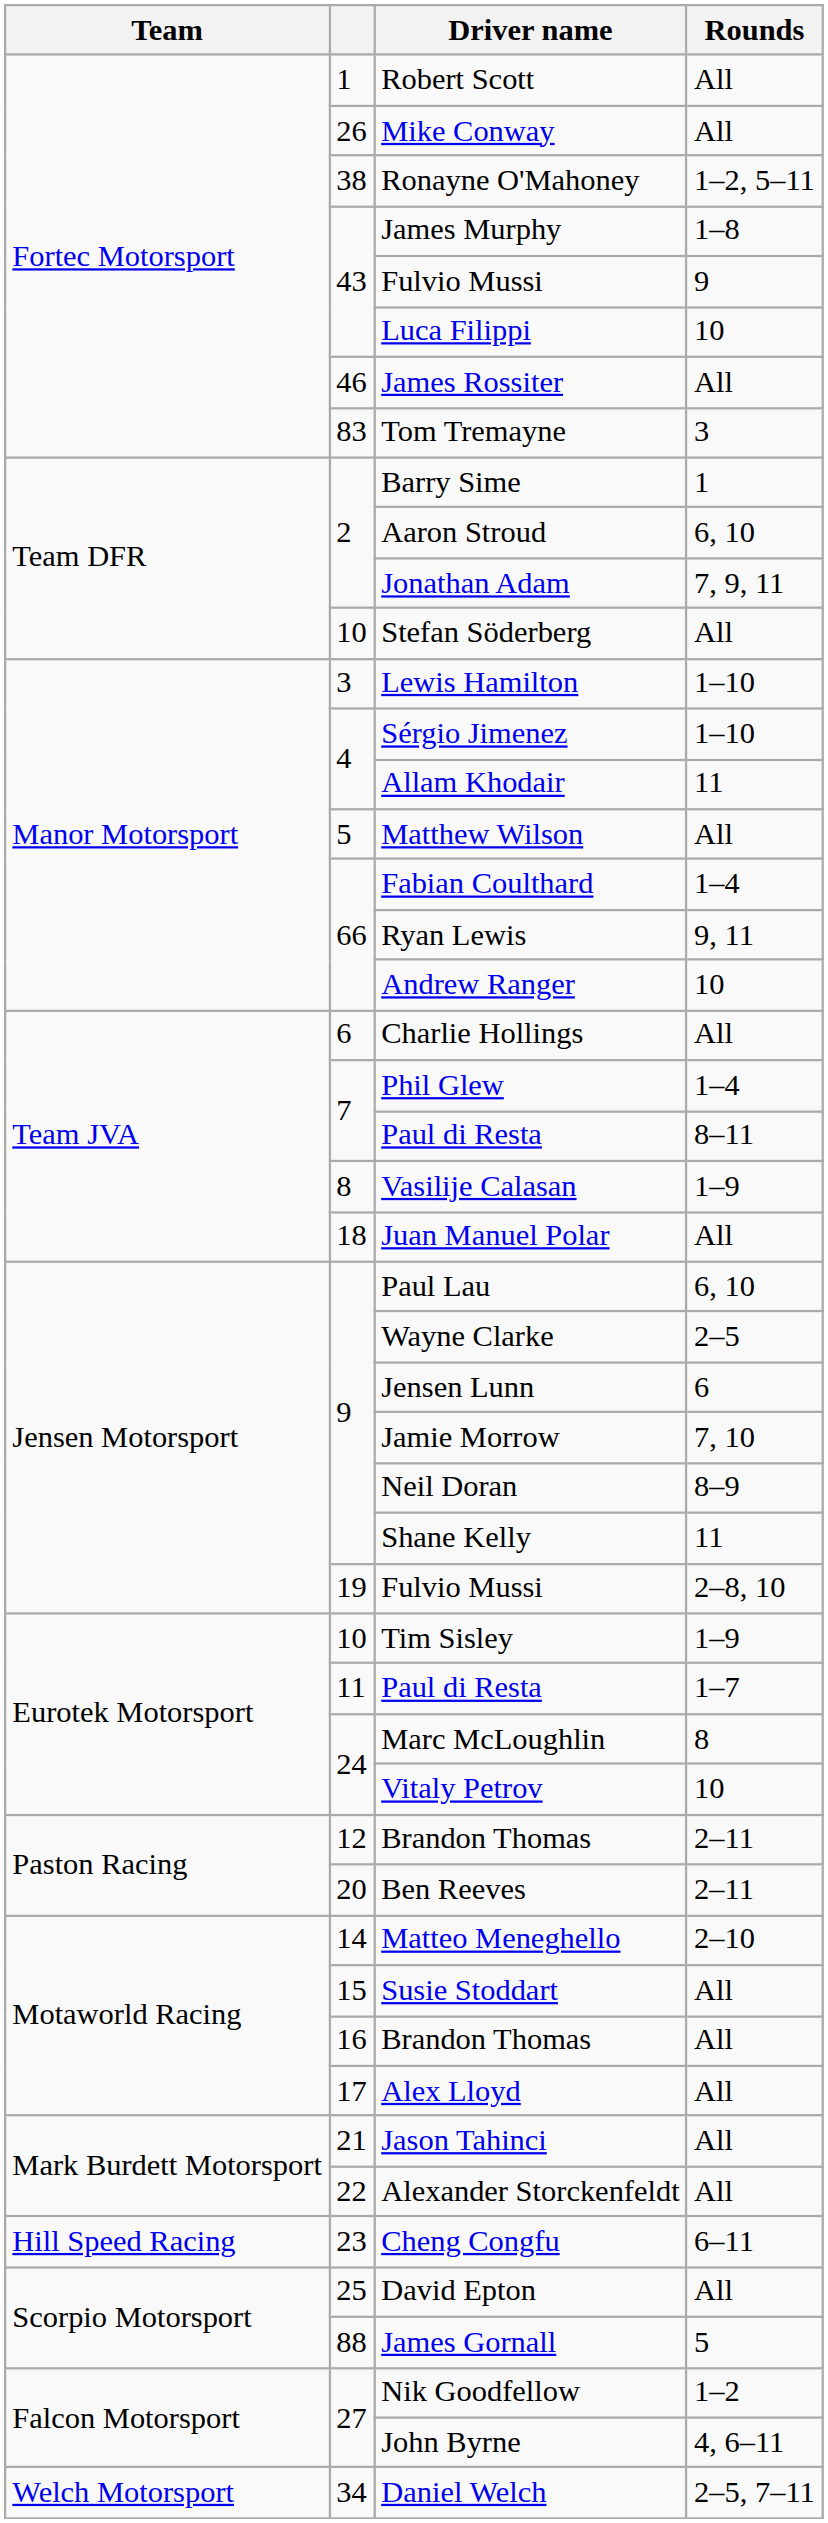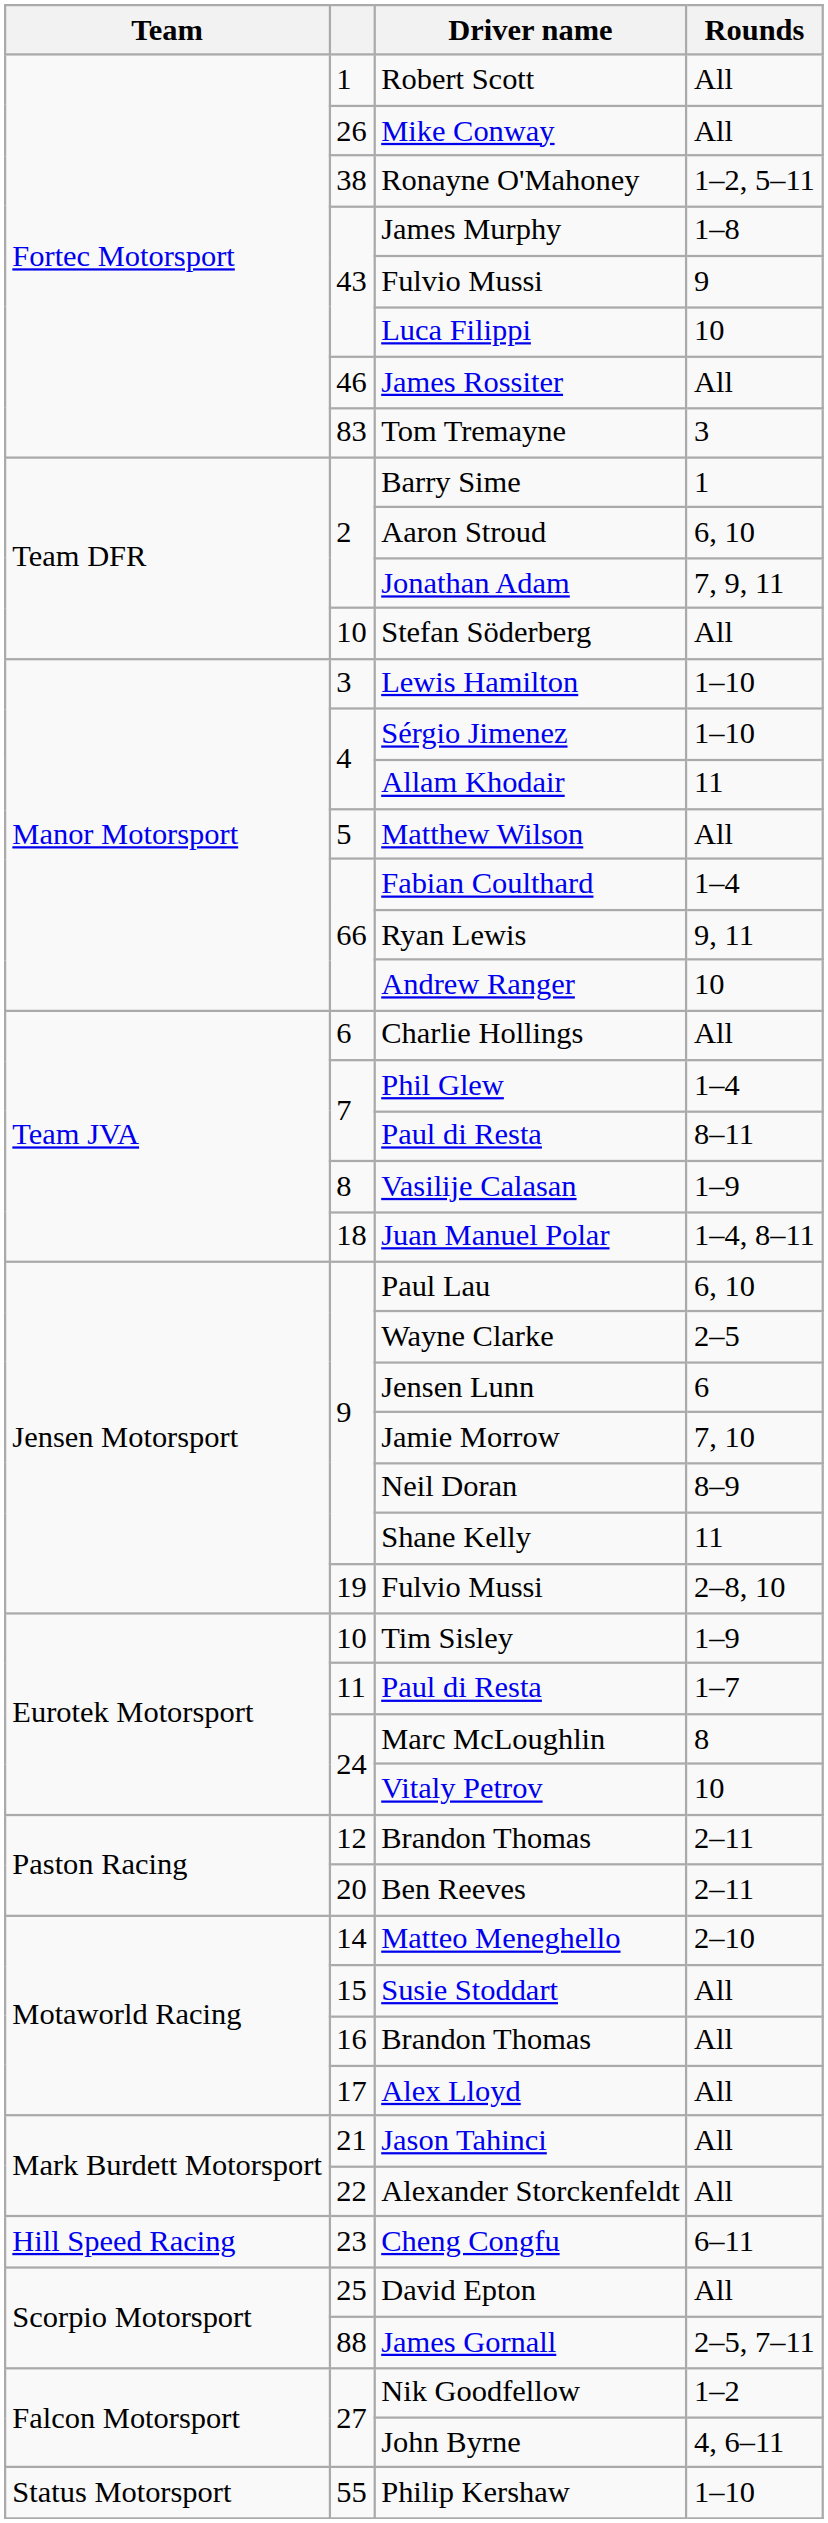(714, 1235) All -> (754, 1235) 1–4, 8–11
(702, 2341) 5 -> (754, 2341) 2–5, 7–11
- row: (352, 2491)
+ row: (352, 2491)
